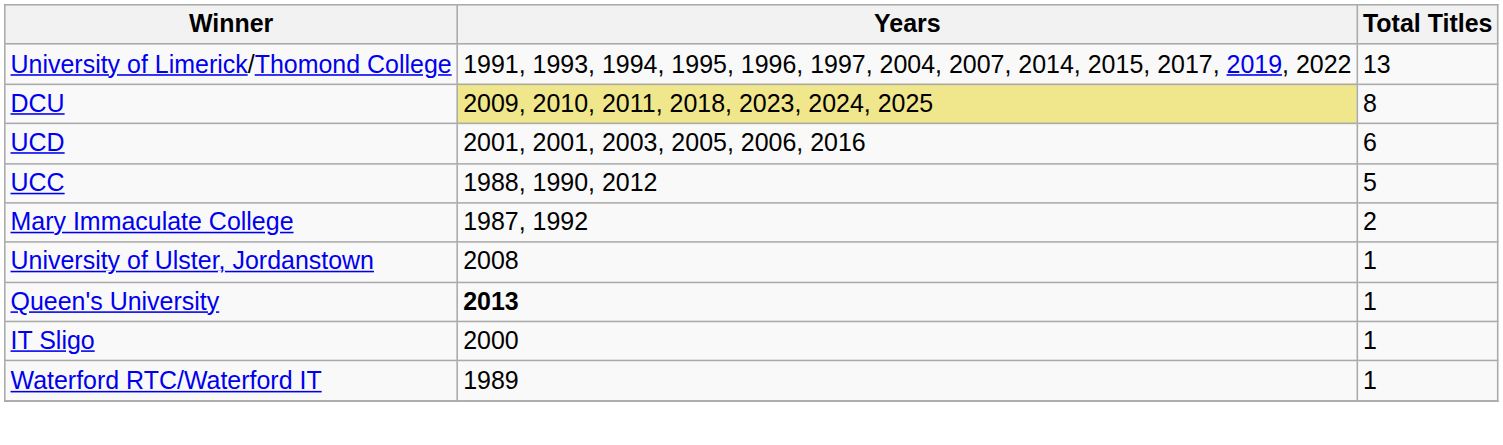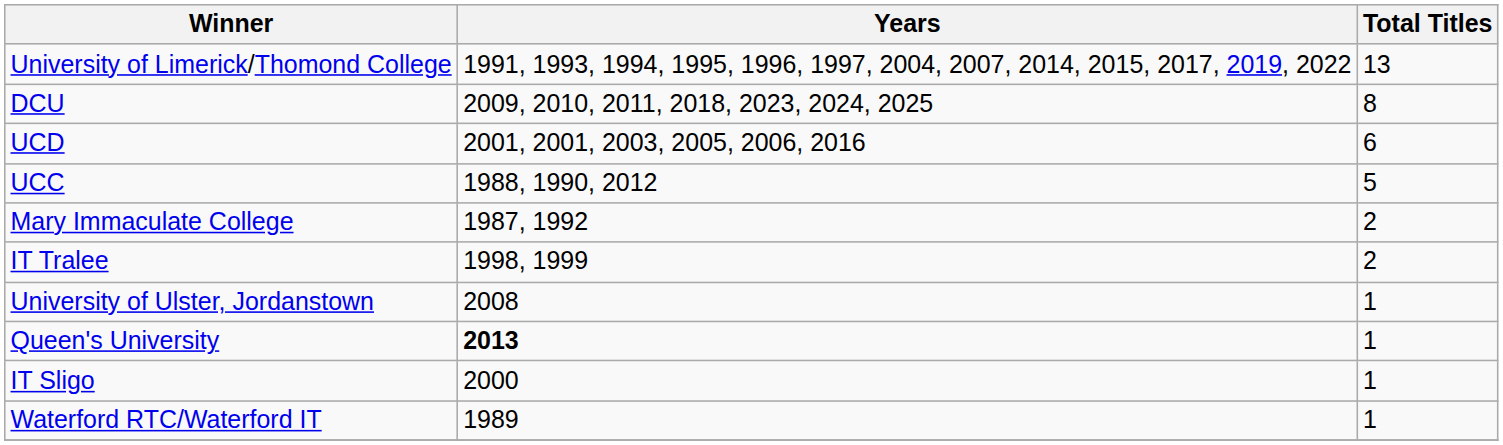(698, 103) khaki background -> (698, 103) no background
+ row: (60, 261)
